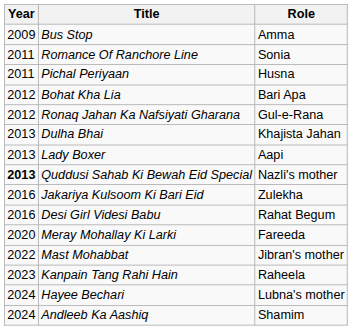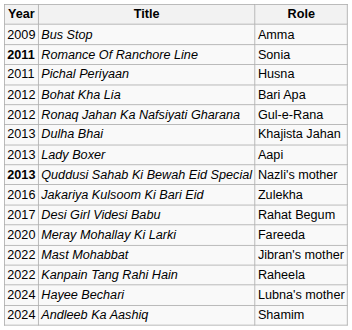(21, 54) normal -> (21, 54) bold
(21, 214) 2016 -> (21, 214) 2017
(21, 275) 2023 -> (21, 275) 2022
